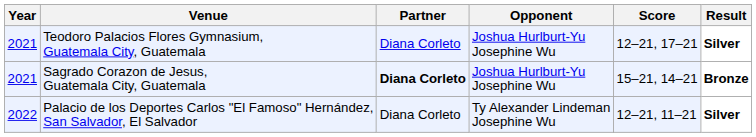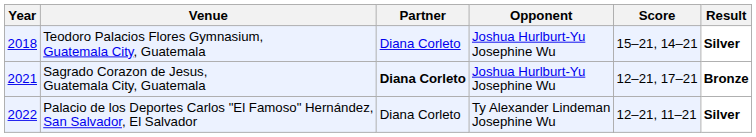(22, 44) 2021 -> (22, 44) 2018
(657, 44) 12–21, 17–21 -> (657, 44) 15–21, 14–21
(657, 79) 15–21, 14–21 -> (657, 79) 12–21, 17–21
